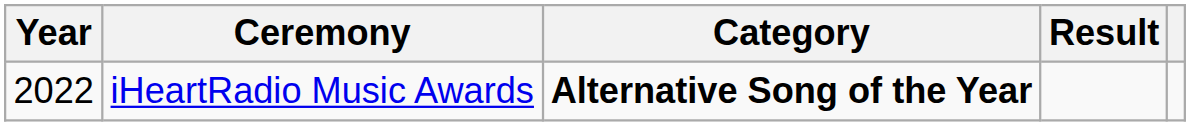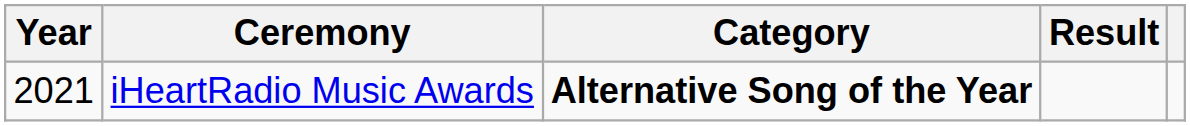(54, 90) 2022 -> (54, 90) 2021
